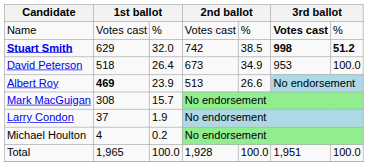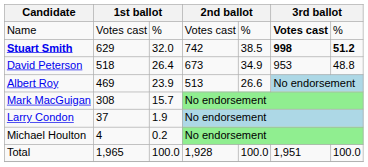(347, 65) 100.0 -> (344, 65) 48.8
(105, 83) bold -> (105, 83) normal
